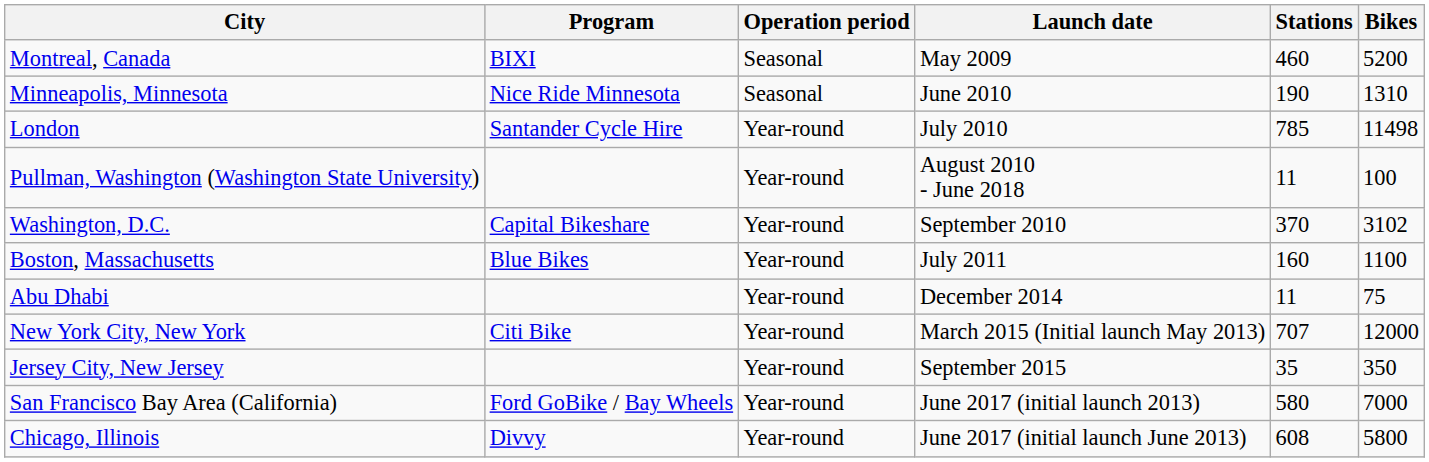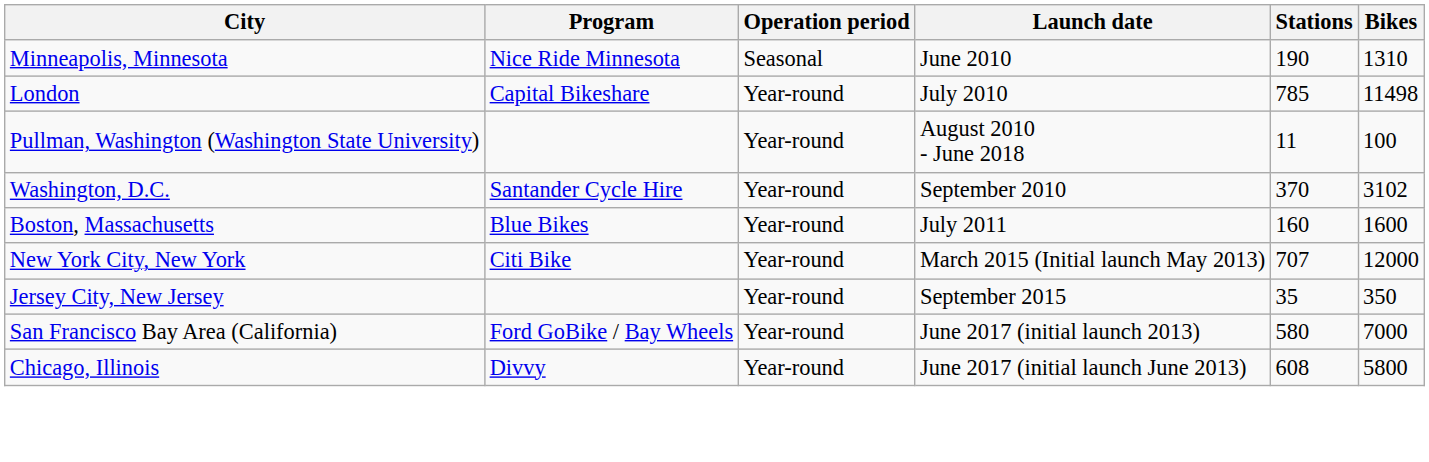- row: (90, 57)
(586, 128) Santander Cycle Hire -> (570, 93) Capital Bikeshare
(570, 225) Capital Bikeshare -> (586, 189) Santander Cycle Hire
(1385, 260) 1100 -> (1385, 225) 1600
- row: (59, 296)
